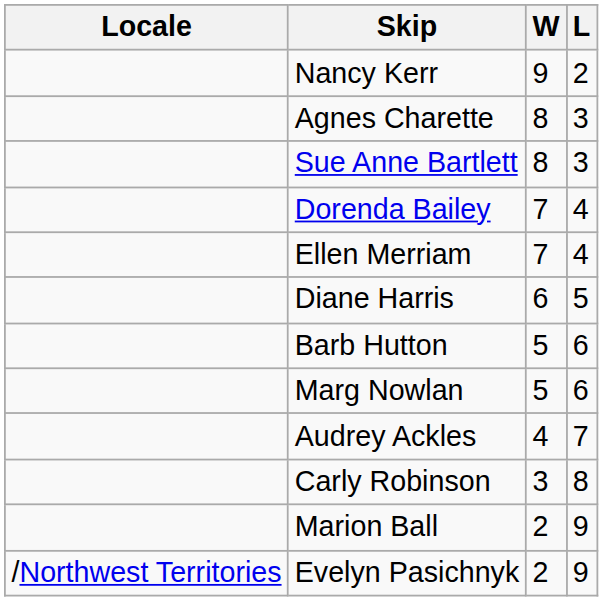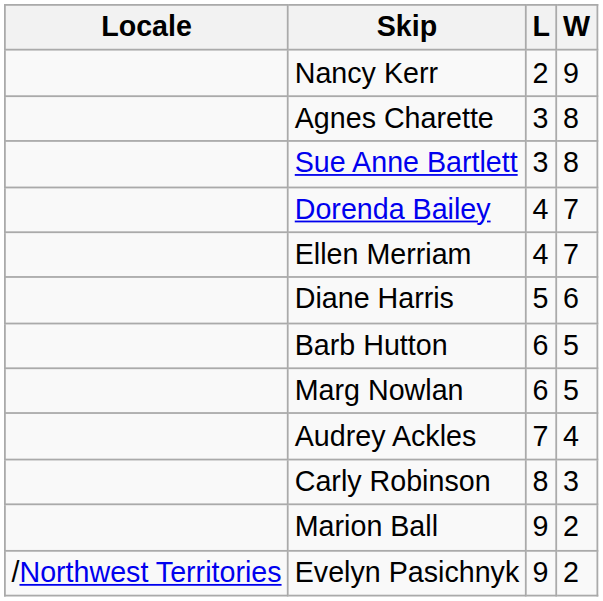columns swapped: (546, 27) <-> (581, 27)
